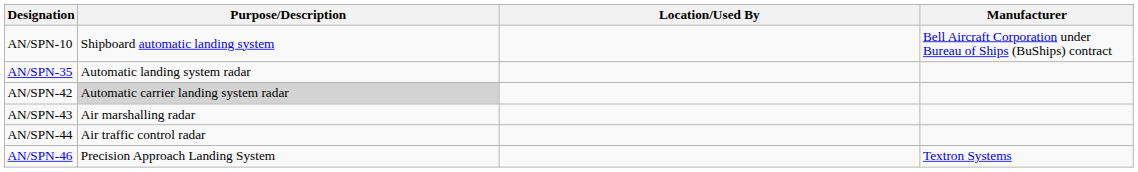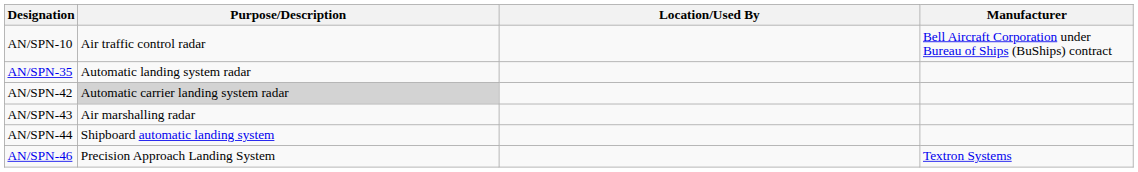(178, 43) Shipboard automatic landing system -> (143, 43) Air traffic control radar
(143, 135) Air traffic control radar -> (178, 135) Shipboard automatic landing system
